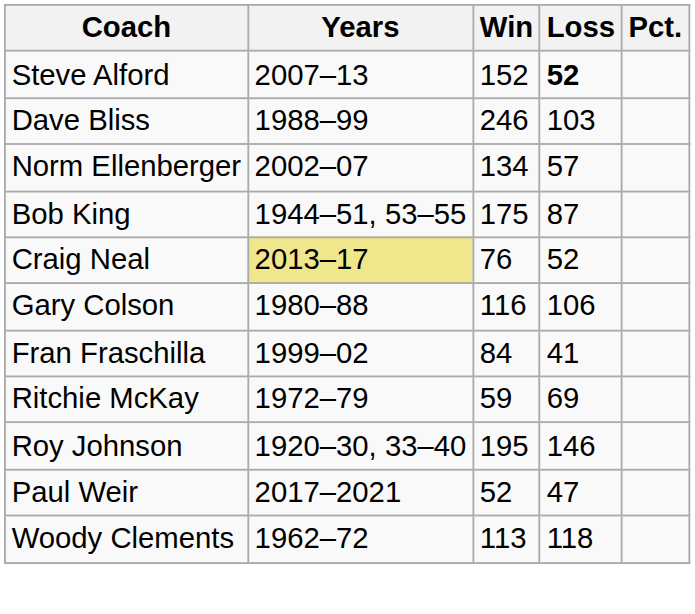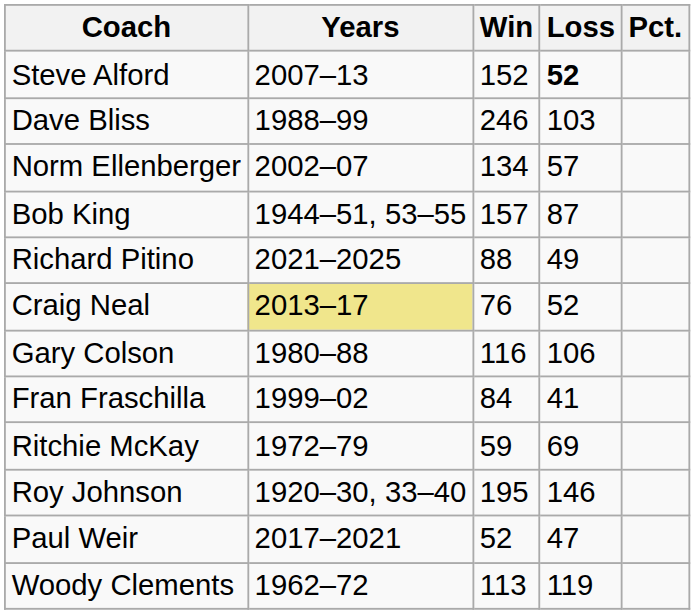(504, 213) 175 -> (504, 213) 157
+ row: (103, 259)
(570, 538) 118 -> (570, 584) 119
